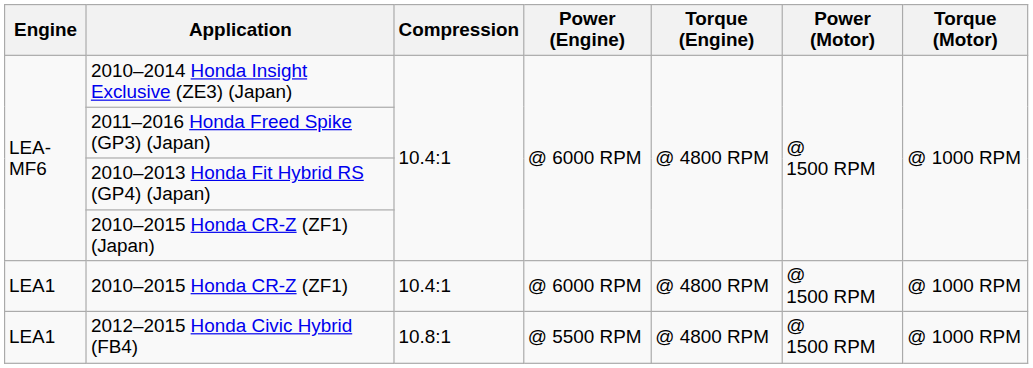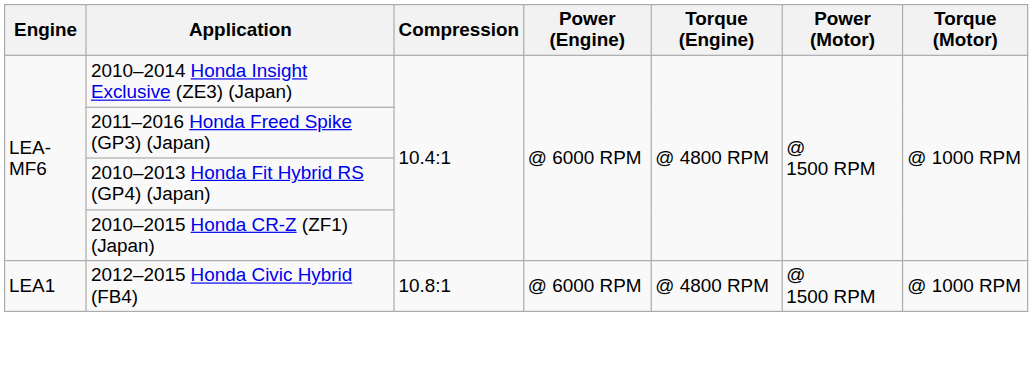- row: (219, 286)
(585, 337) @ 5500 RPM -> (585, 286) @ 6000 RPM
